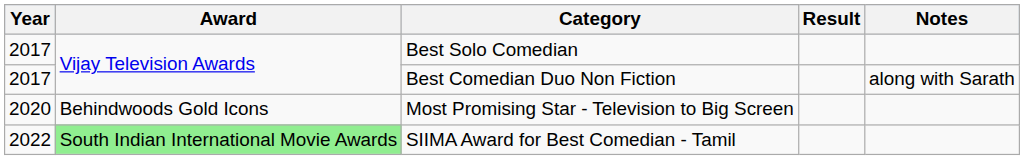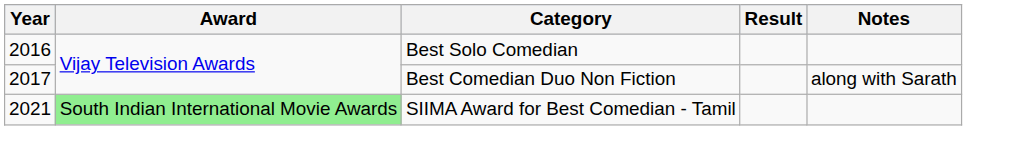(30, 49) 2017 -> (30, 49) 2016
- row: (600, 109)
(30, 139) 2022 -> (30, 109) 2021
